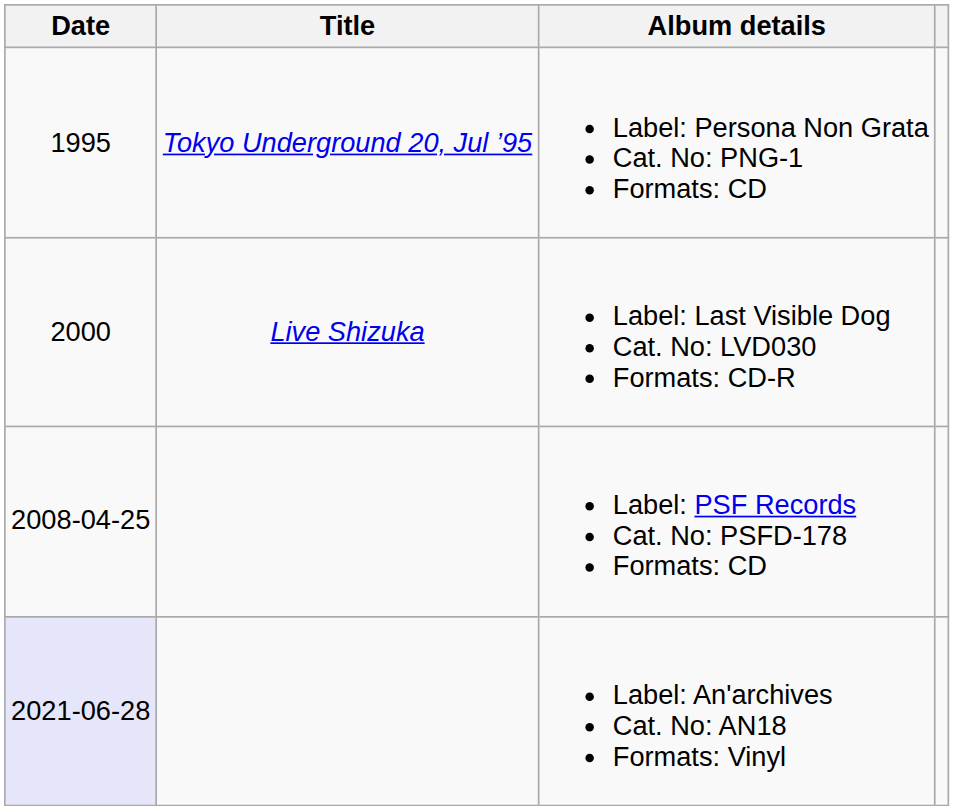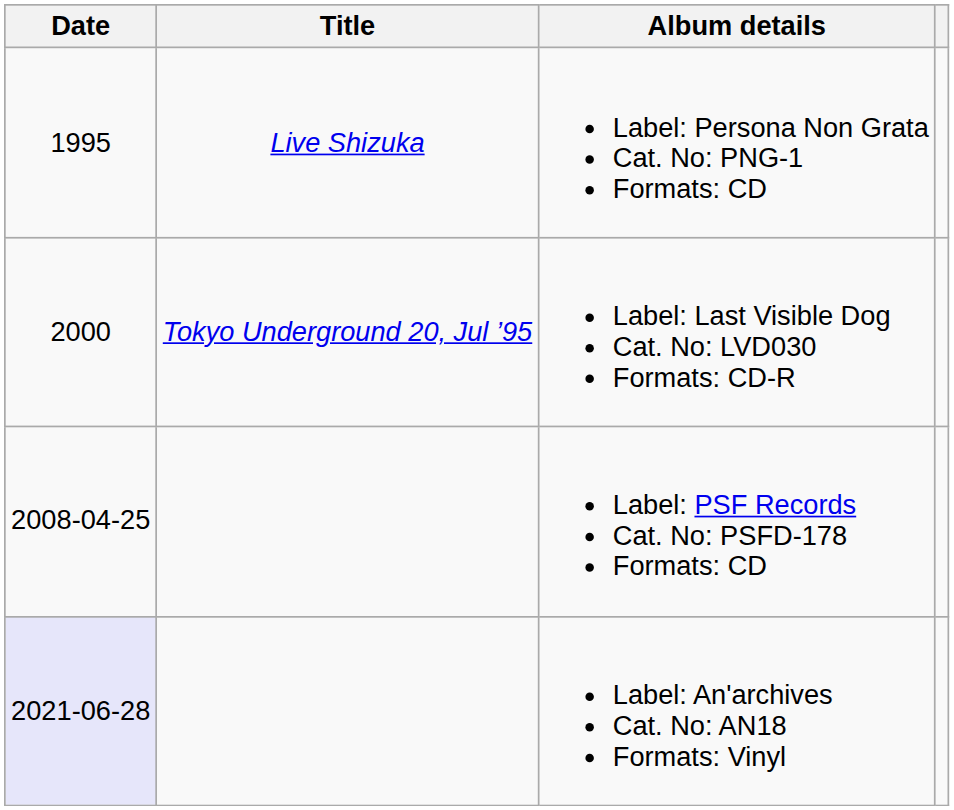(348, 142) Tokyo Underground 20, Jul ’95 -> (348, 142) Live Shizuka
(348, 331) Live Shizuka -> (348, 331) Tokyo Underground 20, Jul ’95
